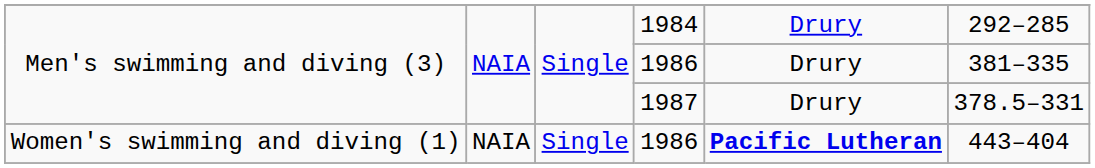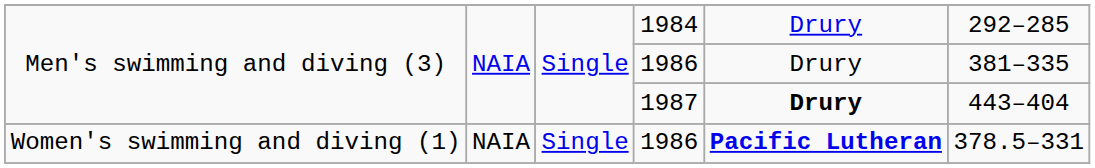(826, 103) normal -> (826, 103) bold
(1019, 103) 378.5–331 -> (1019, 103) 443–404
(1019, 143) 443–404 -> (1019, 143) 378.5–331
